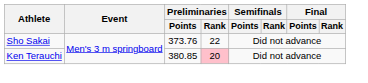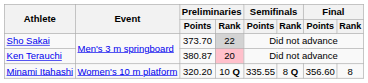(183, 41) 373.76 -> (198, 41) 373.70
(215, 41) no background -> (230, 41) lightgrey background
(183, 56) 380.85 -> (198, 56) 380.87
+ row: (40, 71)
